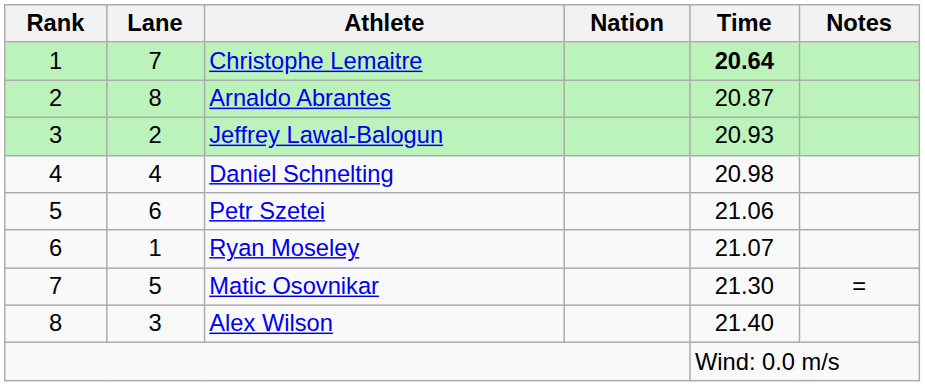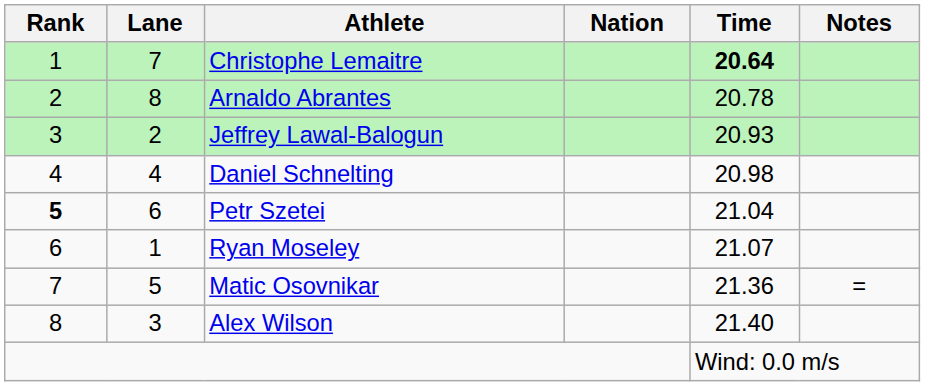(744, 98) 20.87 -> (744, 98) 20.78
(55, 211) normal -> (55, 211) bold
(744, 211) 21.06 -> (744, 211) 21.04
(744, 286) 21.30 -> (744, 286) 21.36
